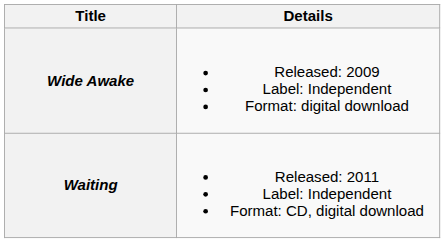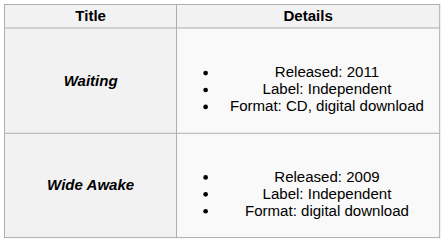rows swapped: (91, 80) <-> (91, 185)
